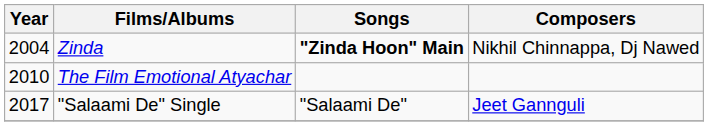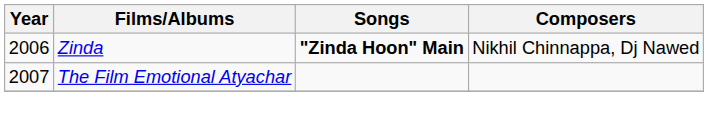(29, 47) 2004 -> (29, 47) 2006
(29, 76) 2010 -> (29, 76) 2007
- row: (139, 105)
